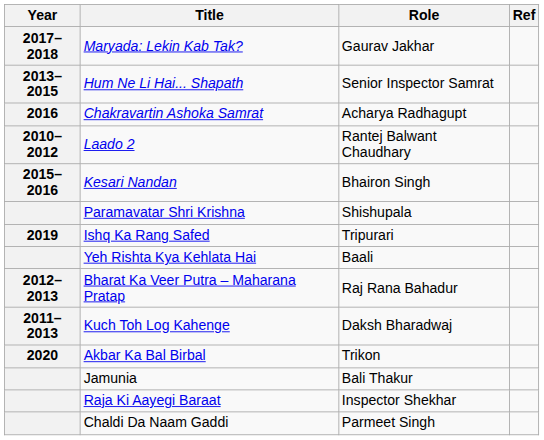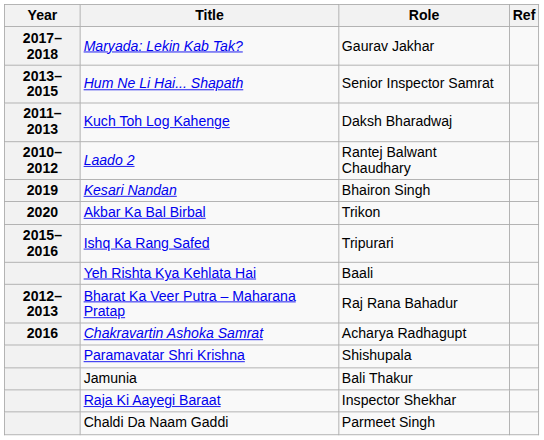rows swapped: (173, 114) <-> (157, 326)
(42, 182) 2015–2016 -> (42, 190) 2019
rows swapped: (145, 356) <-> (164, 213)
(42, 235) 2019 -> (42, 243) 2015–2016
